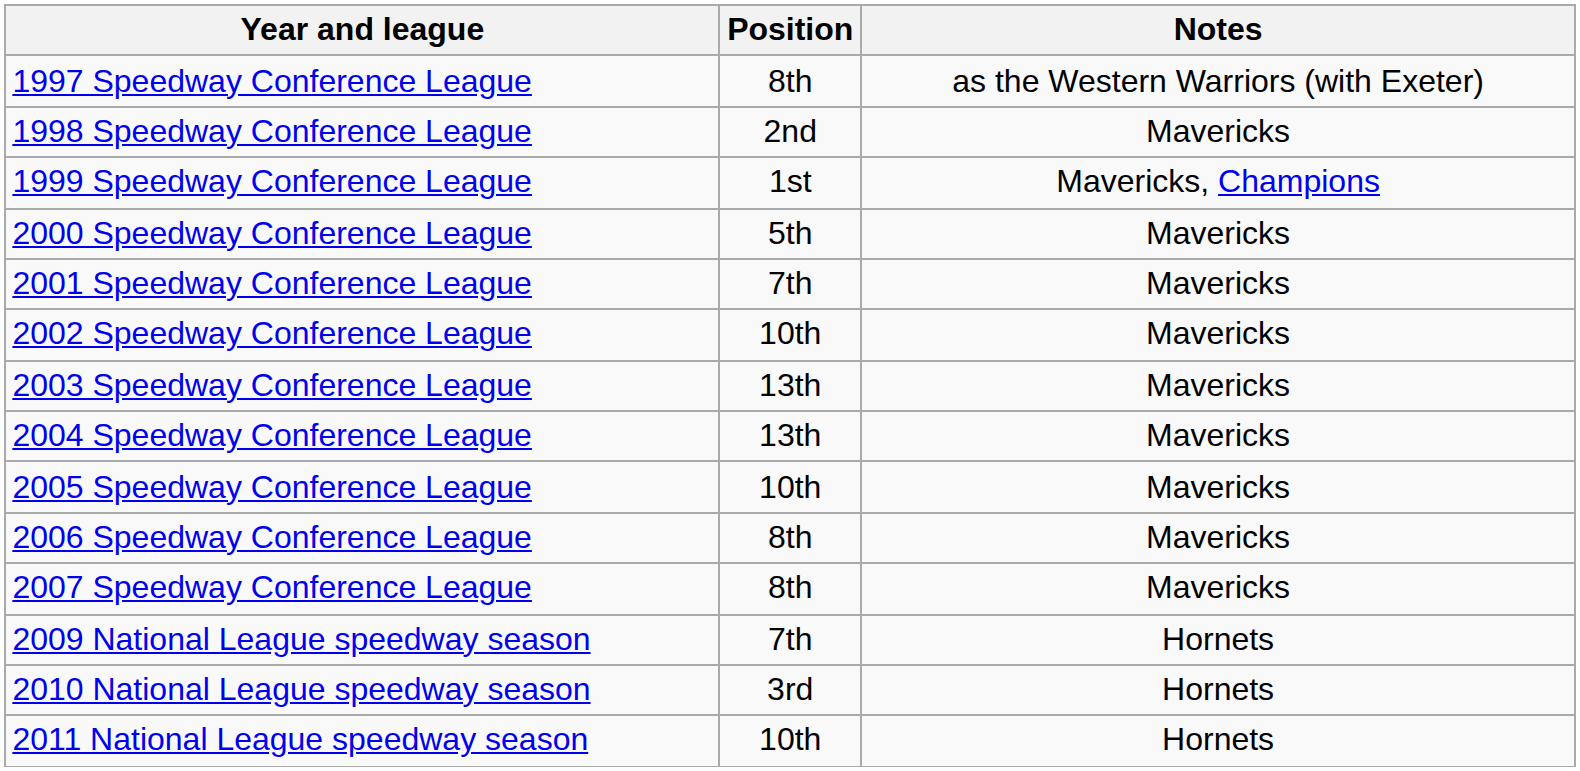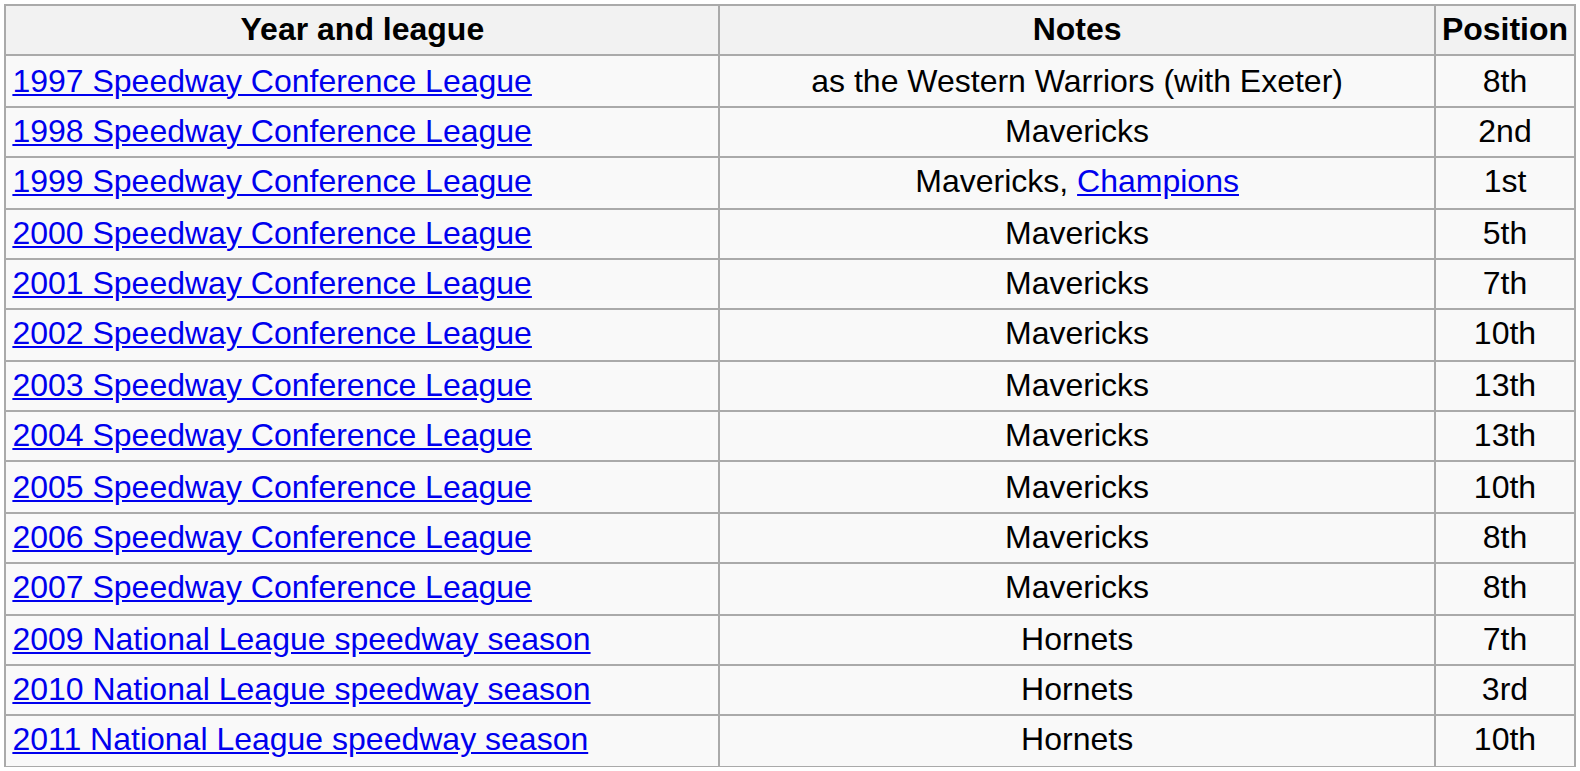columns swapped: (790, 29) <-> (1218, 29)
